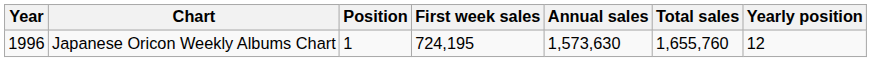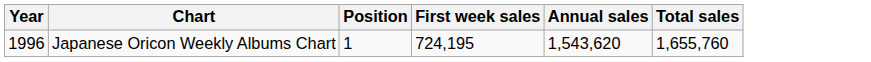- column: (805, 17)
(584, 43) 1,573,630 -> (584, 43) 1,543,620
